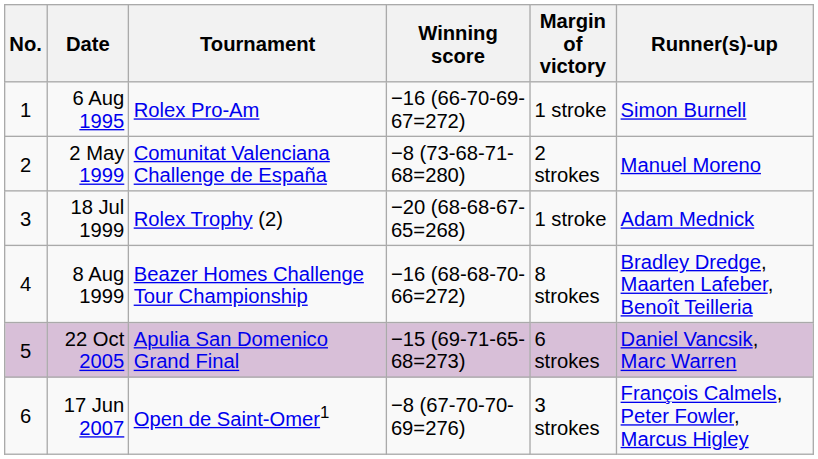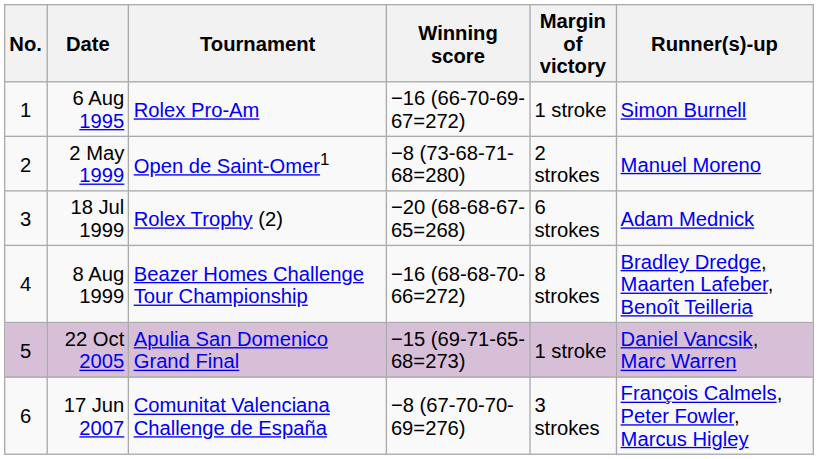(232, 164) Comunitat Valenciana Challenge de España -> (232, 164) Open de Saint-Omer1
(570, 219) 1 stroke -> (567, 219) 6 strokes
(567, 350) 6 strokes -> (570, 350) 1 stroke
(232, 416) Open de Saint-Omer1 -> (232, 416) Comunitat Valenciana Challenge de España
